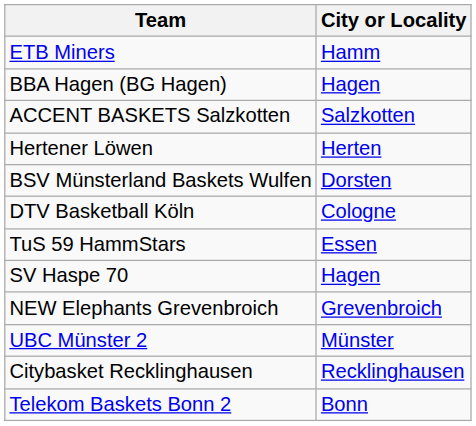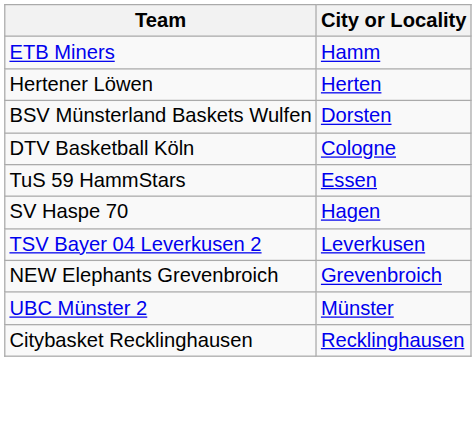- row: (118, 84)
- row: (150, 116)
+ row: (136, 244)
- row: (120, 404)
